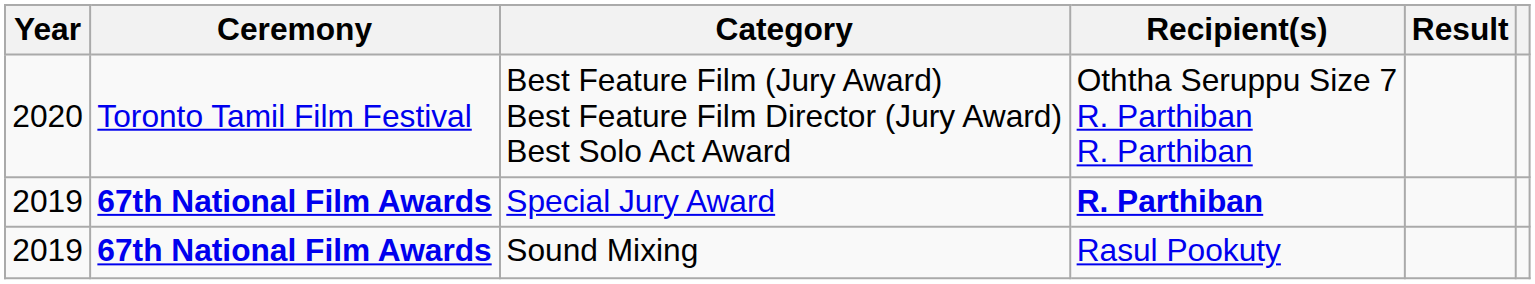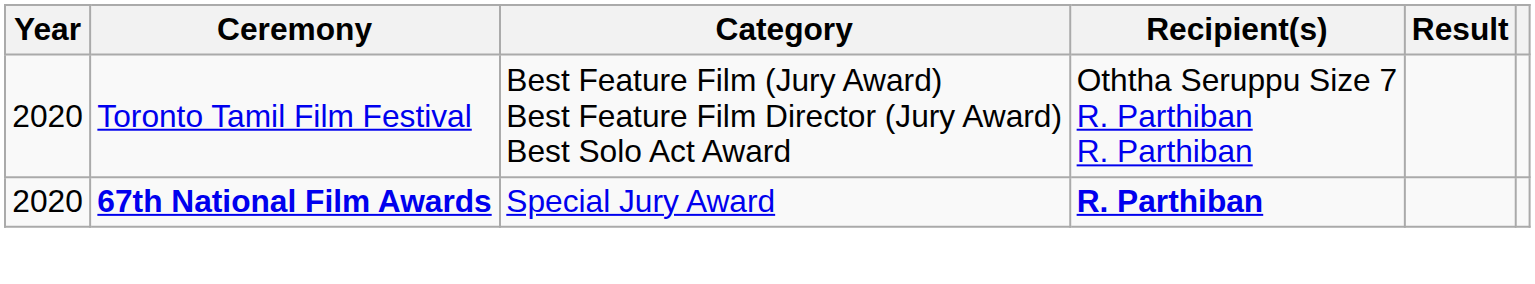(48, 201) 2019 -> (48, 201) 2020
- row: (602, 251)
